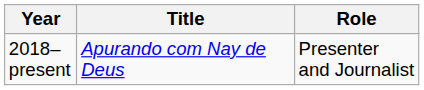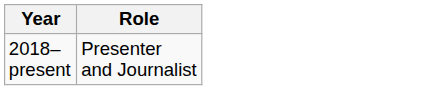- column: (186, 19)
